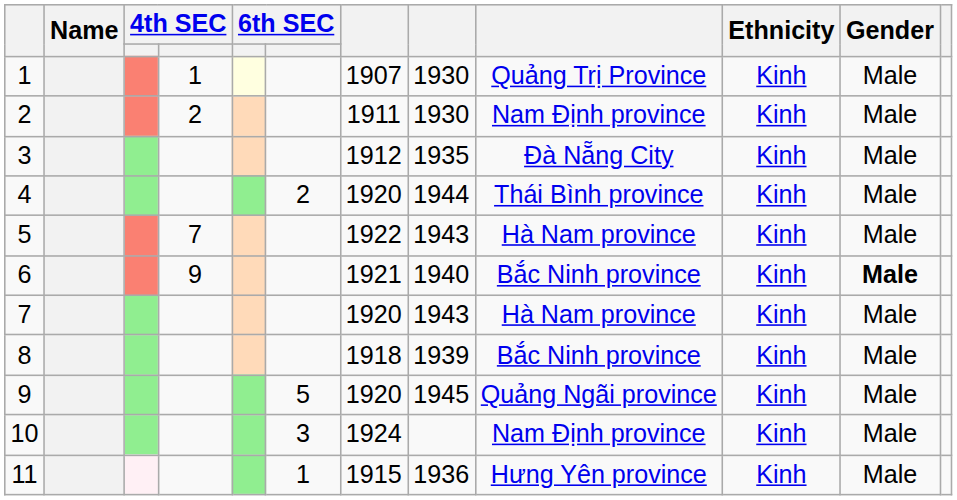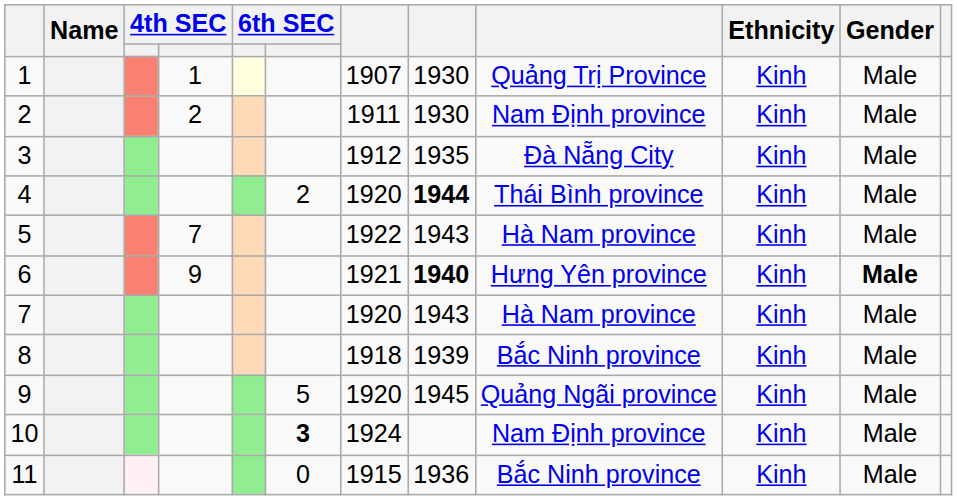(441, 195) normal -> (441, 195) bold
(441, 275) normal -> (441, 275) bold
(599, 275) Bắc Ninh province -> (599, 275) Hưng Yên province
(303, 434) normal -> (303, 434) bold
(303, 474) 1 -> (303, 474) 0
(599, 474) Hưng Yên province -> (599, 474) Bắc Ninh province
